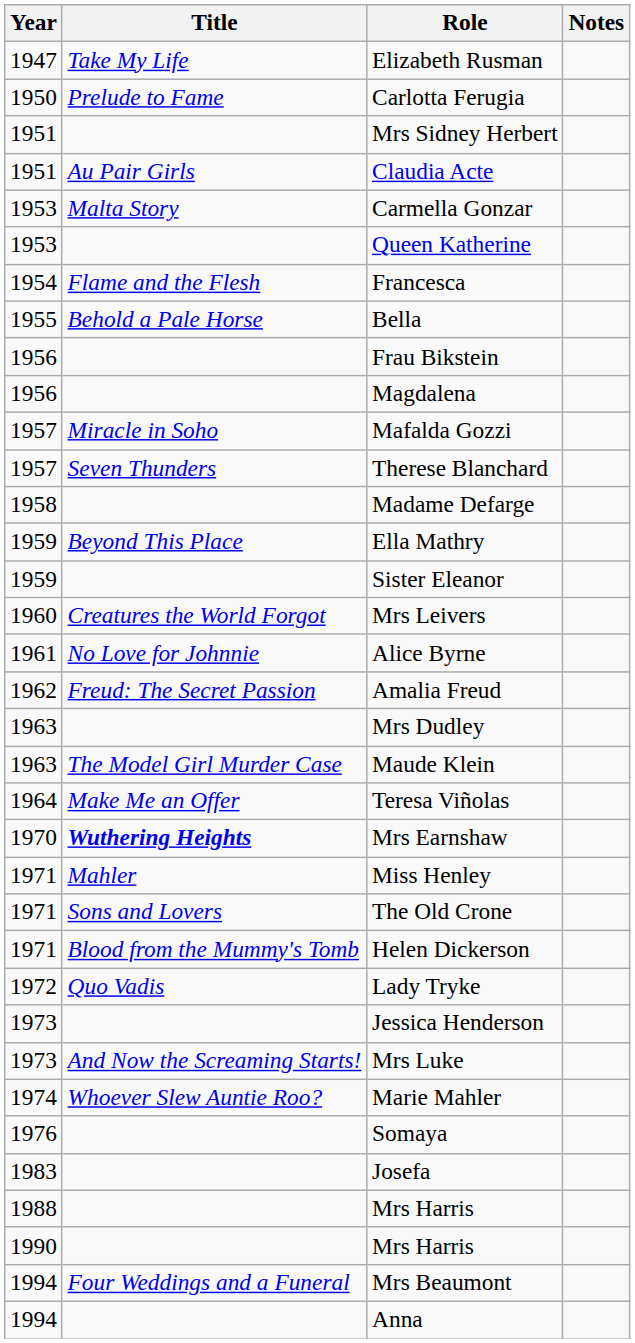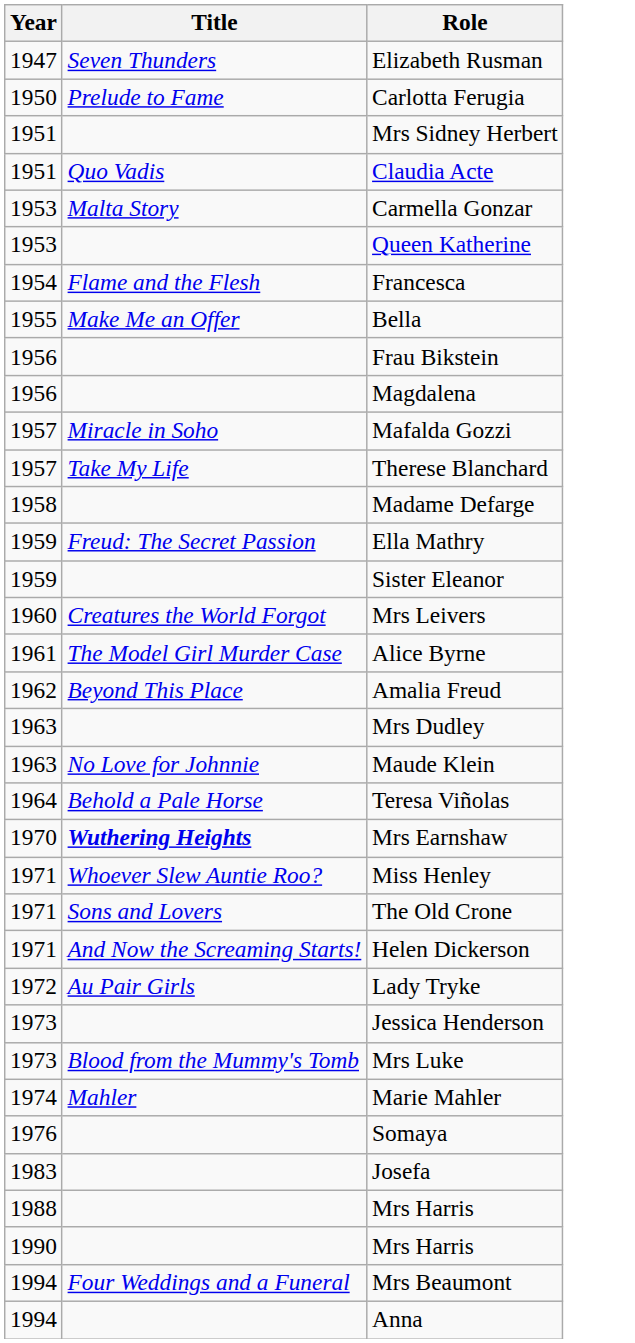- column: (596, 23)
(128, 60) Take My Life -> (142, 60) Seven Thunders
(131, 171) Au Pair Girls -> (116, 171) Quo Vadis
(165, 319) Behold a Pale Horse -> (154, 319) Make Me an Offer
(142, 467) Seven Thunders -> (128, 467) Take My Life
(155, 541) Beyond This Place -> (192, 541) Freud: The Secret Passion
(163, 652) No Love for Johnnie -> (205, 652) The Model Girl Murder Case
(192, 689) Freud: The Secret Passion -> (155, 689) Beyond This Place
(205, 763) The Model Girl Murder Case -> (163, 763) No Love for Johnnie
(154, 801) Make Me an Offer -> (165, 801) Behold a Pale Horse
(102, 875) Mahler -> (195, 875) Whoever Slew Auntie Roo?
(213, 949) Blood from the Mummy's Tomb -> (214, 949) And Now the Screaming Starts!
(116, 986) Quo Vadis -> (131, 986) Au Pair Girls
(214, 1060) And Now the Screaming Starts! -> (213, 1060) Blood from the Mummy's Tomb
(195, 1097) Whoever Slew Auntie Roo? -> (102, 1097) Mahler
